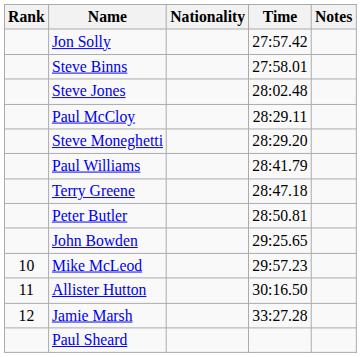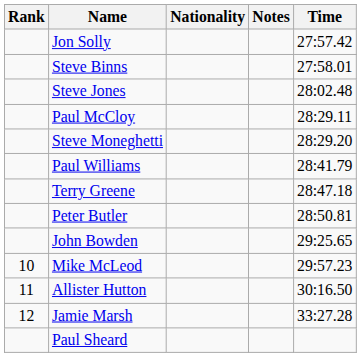columns swapped: (280, 16) <-> (334, 16)
